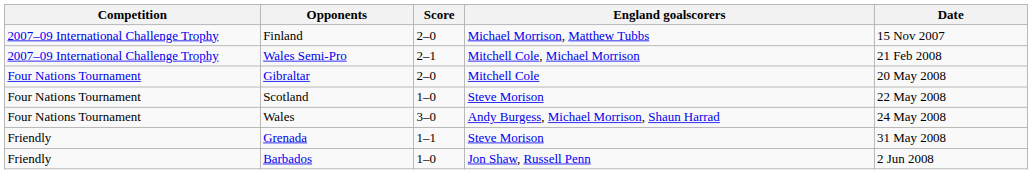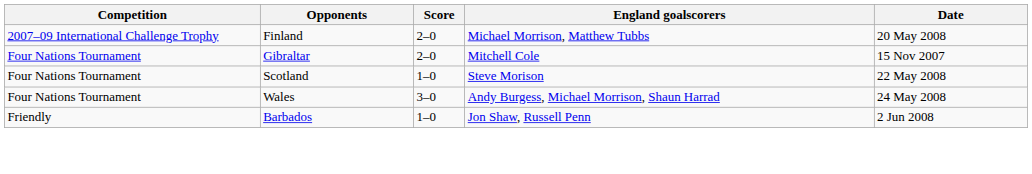(911, 35) 15 Nov 2007 -> (912, 35) 20 May 2008
- row: (305, 55)
(912, 76) 20 May 2008 -> (911, 55) 15 Nov 2007
- row: (285, 138)
